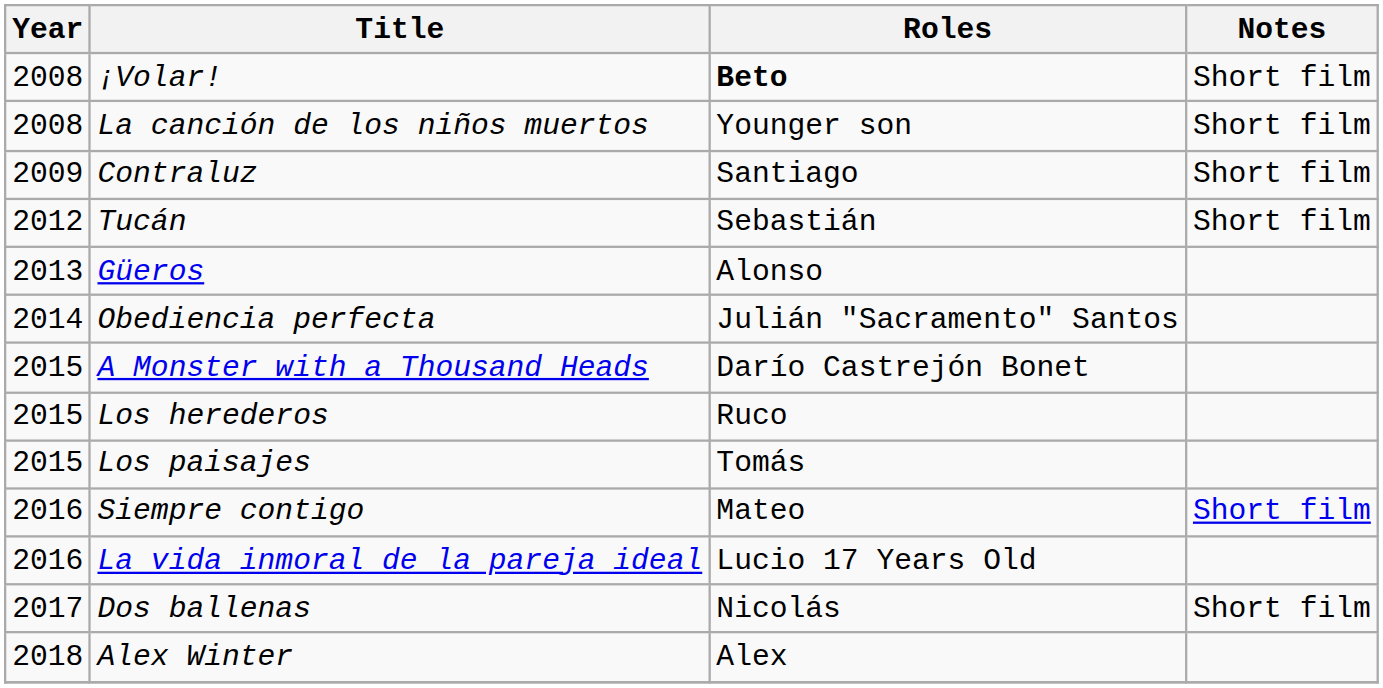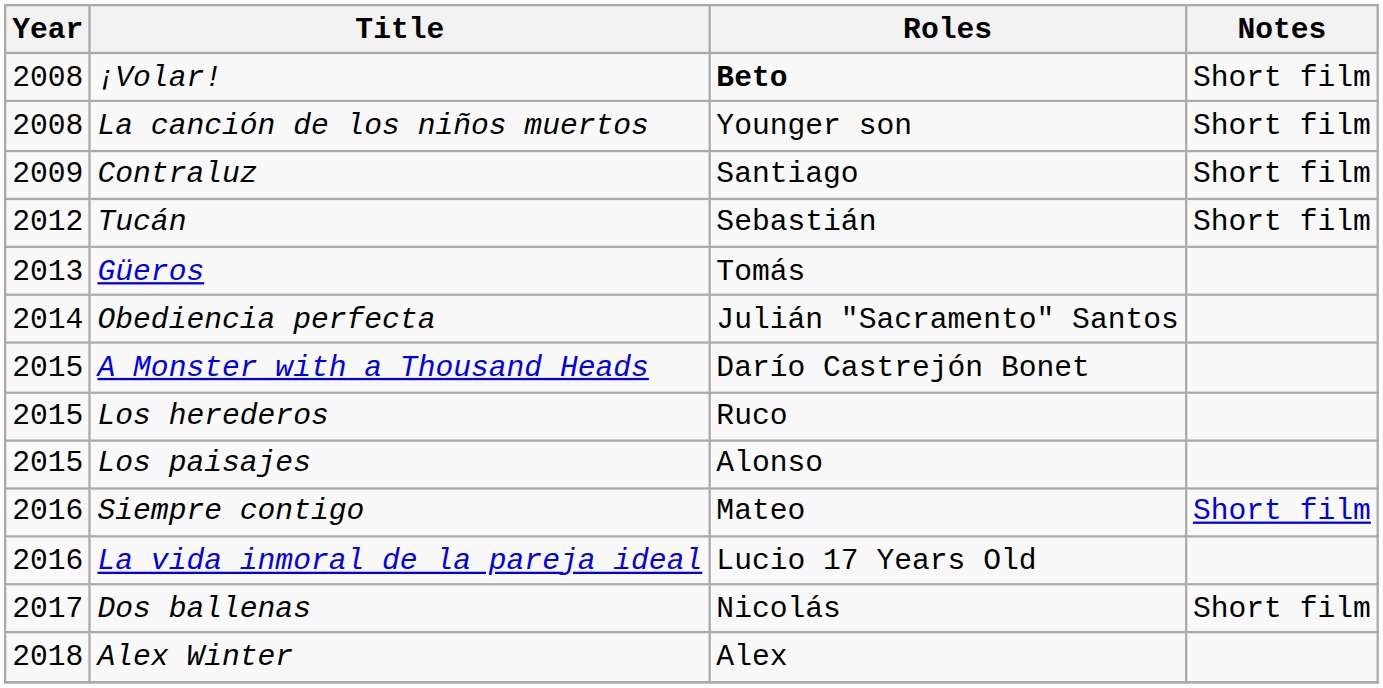(770, 271) Alonso -> (761, 271) Tomás
(761, 464) Tomás -> (770, 464) Alonso
